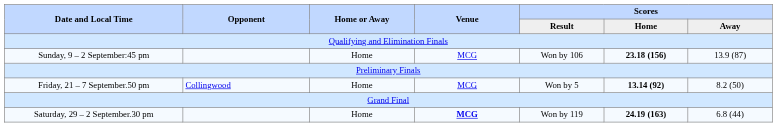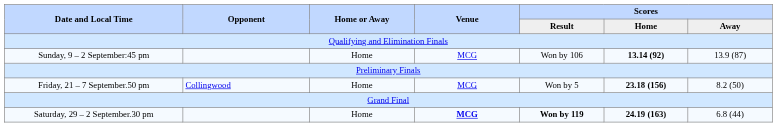(646, 56) 23.18 (156) -> (646, 56) 13.14 (92)
(646, 85) 13.14 (92) -> (646, 85) 23.18 (156)
(562, 114) normal -> (562, 114) bold
